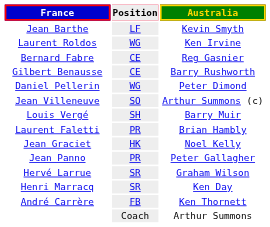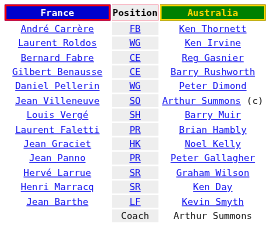rows swapped: (57, 201) <-> (57, 29)
